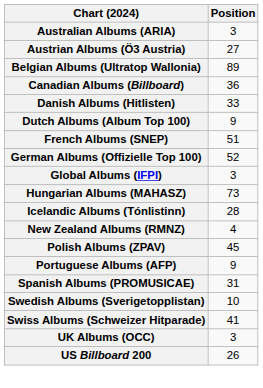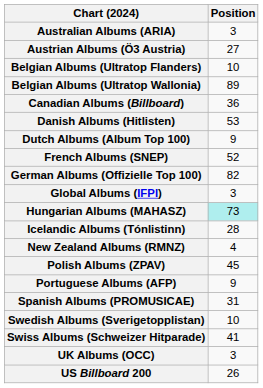+ row: (106, 67)
(233, 103) 33 -> (233, 121) 53
(233, 139) 51 -> (233, 157) 52
(233, 157) 52 -> (233, 175) 82
(233, 193) no background -> (233, 211) paleturquoise background
